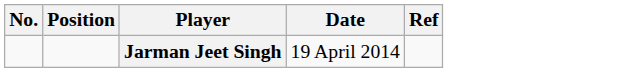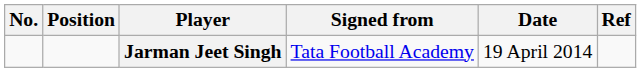+ column: (382, 20)
